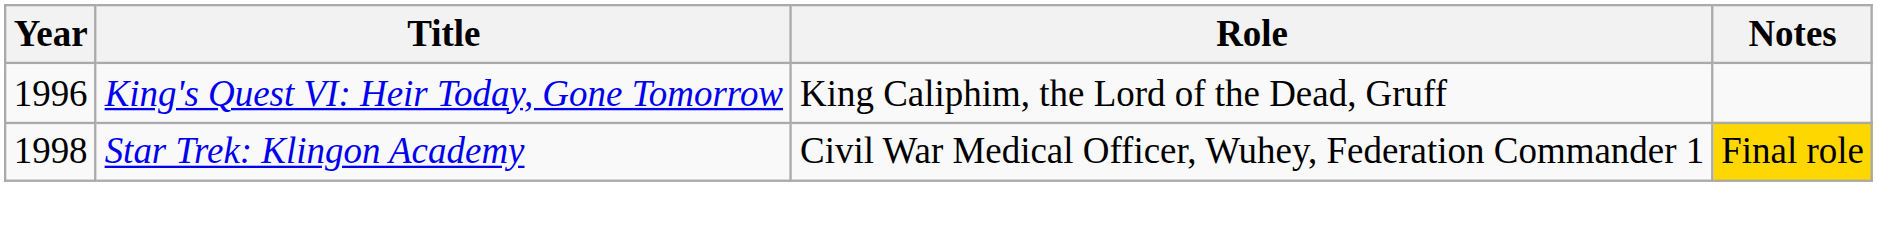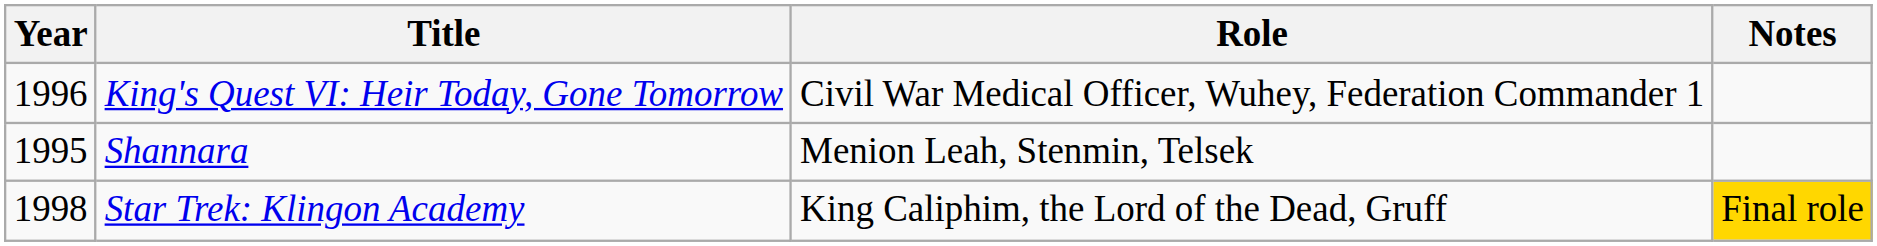(1124, 92) King Caliphim, the Lord of the Dead, Gruff -> (1252, 92) Civil War Medical Officer, Wuhey, Federation Commander 1
+ row: (177, 151)
(1252, 151) Civil War Medical Officer, Wuhey, Federation Commander 1 -> (1124, 209) King Caliphim, the Lord of the Dead, Gruff
